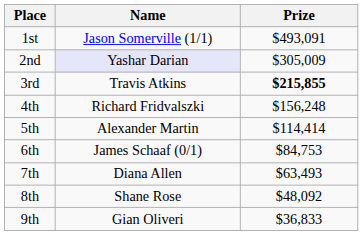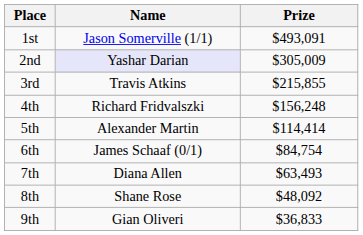(299, 83) bold -> (299, 83) normal
(299, 151) $84,753 -> (299, 151) $84,754
